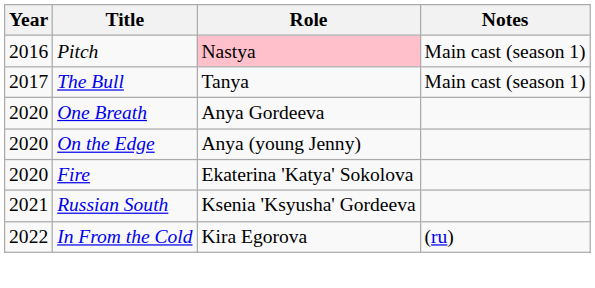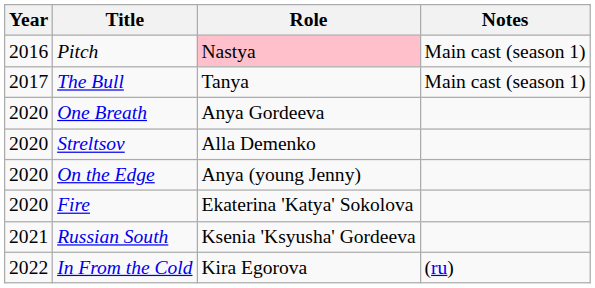+ row: (91, 143)
